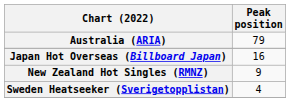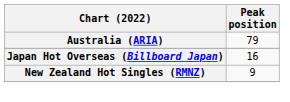- row: (118, 89)
